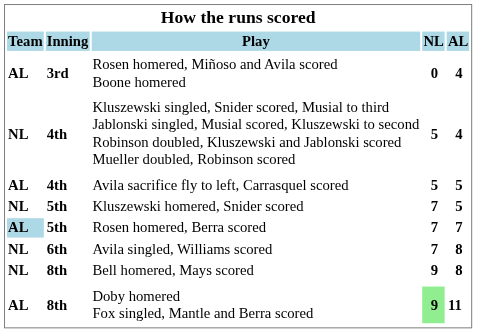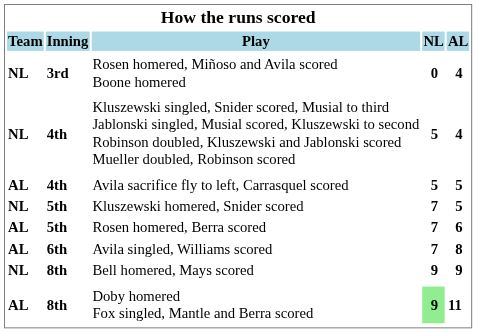(18, 73) AL -> (18, 73) NL
(18, 227) lightblue background -> (18, 227) no background
(455, 227) 7 -> (455, 227) 6
(18, 249) NL -> (18, 249) AL
(455, 270) 8 -> (455, 270) 9
